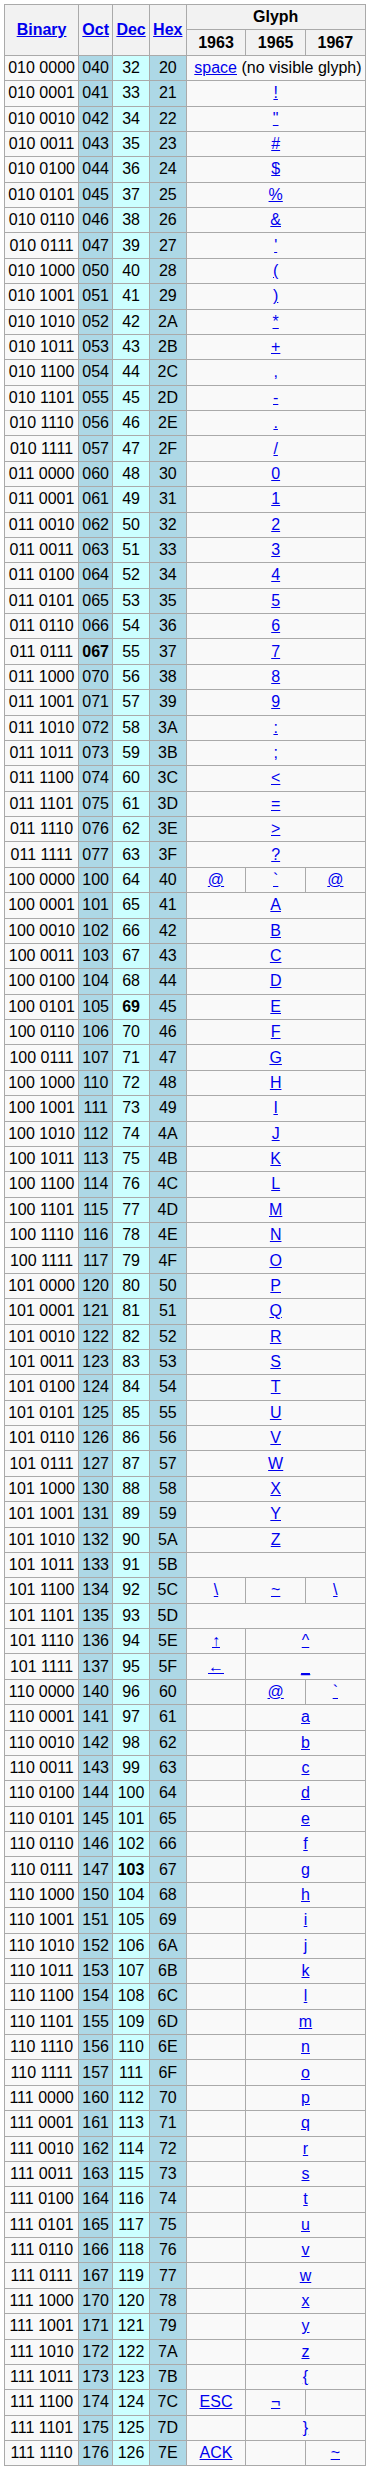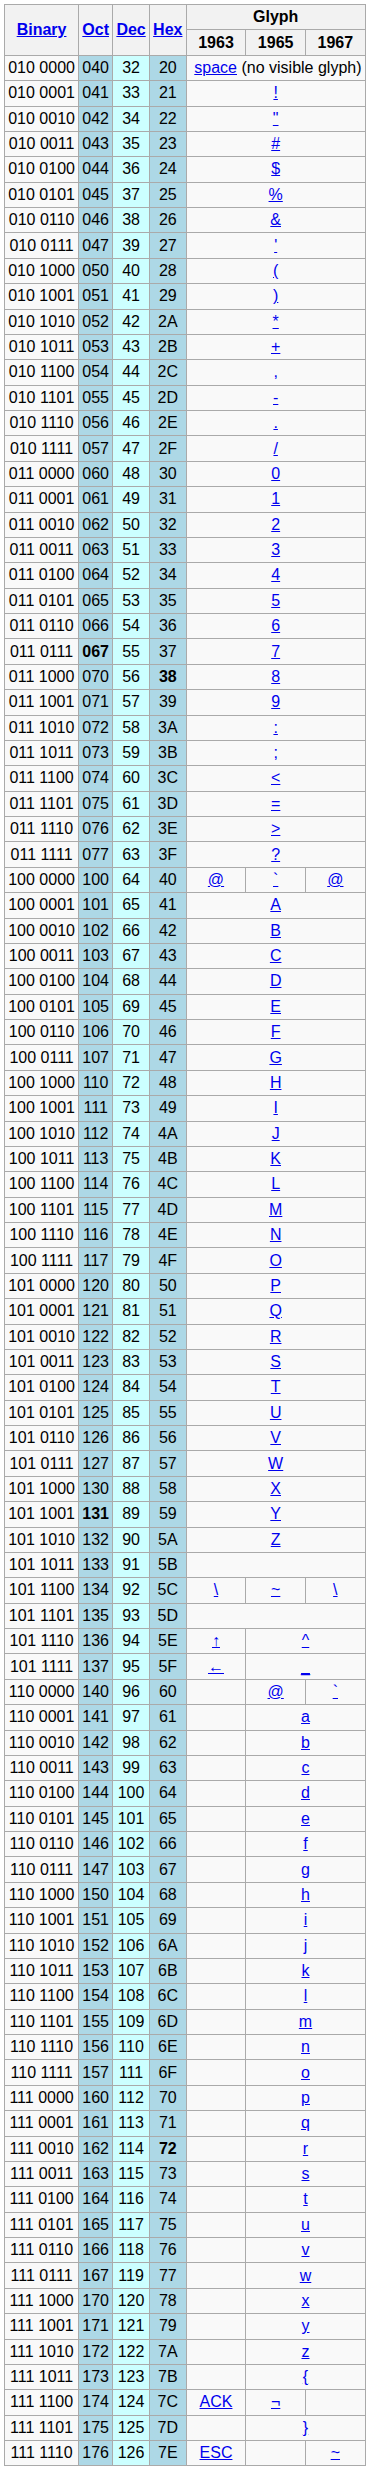(168, 676) normal -> (168, 676) bold
(131, 1006) bold -> (131, 1006) normal
(96, 1514) normal -> (96, 1514) bold
(131, 1869) bold -> (131, 1869) normal
(168, 2148) normal -> (168, 2148) bold
(216, 2402) ESC -> (216, 2402) ACK
(216, 2453) ACK -> (216, 2453) ESC
